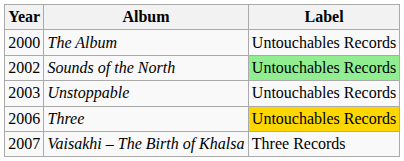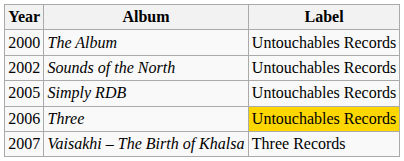(324, 67) lightgreen background -> (324, 67) no background
- row: (88, 93)
+ row: (87, 93)
